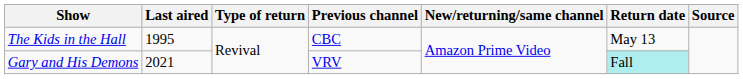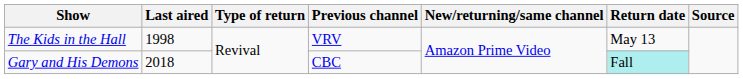(160, 39) 1995 -> (160, 39) 1998
(326, 39) CBC -> (327, 39) VRV
(160, 62) 2021 -> (160, 62) 2018
(327, 62) VRV -> (326, 62) CBC
